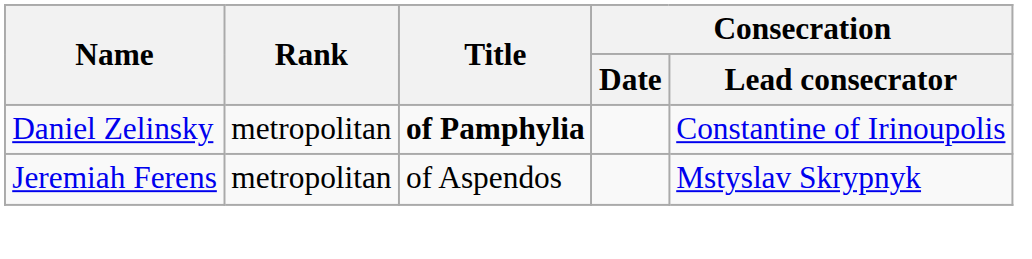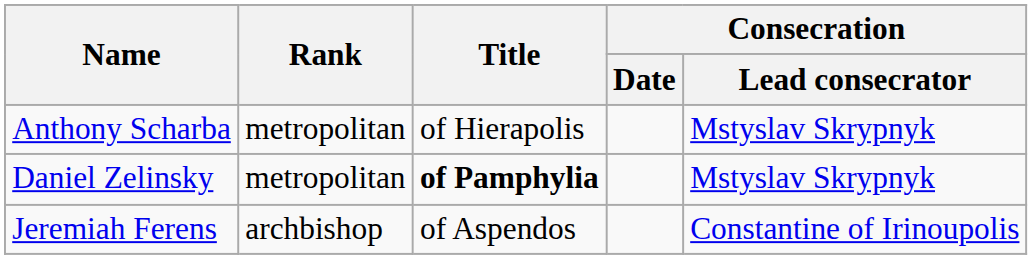+ row: (122, 128)
(841, 128) Constantine of Irinoupolis -> (813, 178) Mstyslav Skrypnyk
(311, 178) metropolitan -> (314, 228) archbishop
(799, 178) Mstyslav Skrypnyk -> (855, 228) Constantine of Irinoupolis
